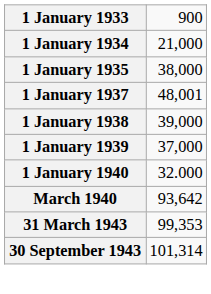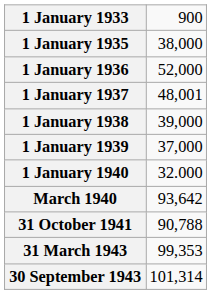- row: (75, 43)
+ row: (75, 69)
+ row: (75, 224)
